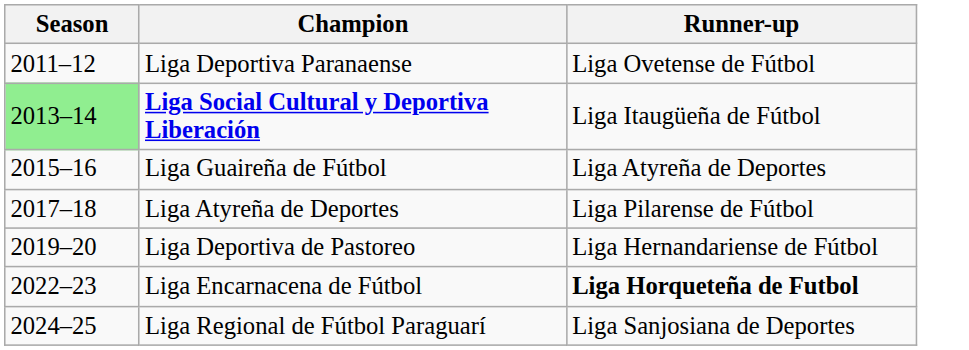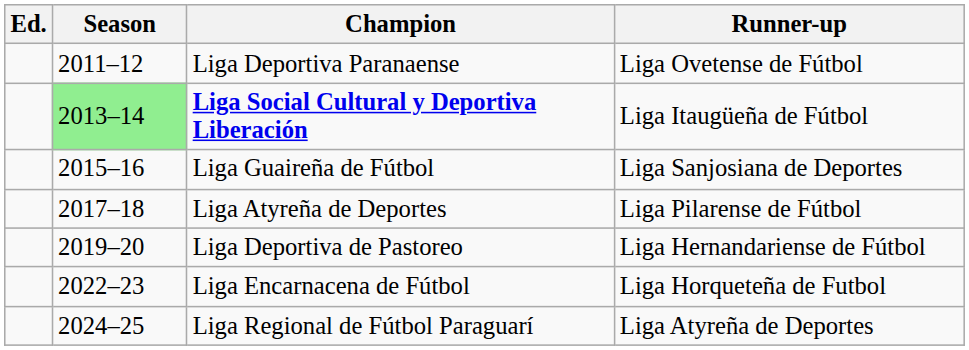+ column: (29, 24)
(699, 168) Liga Atyreña de Deportes -> (761, 168) Liga Sanjosiana de Deportes
(715, 286) bold -> (753, 286) normal
(713, 325) Liga Sanjosiana de Deportes -> (747, 325) Liga Atyreña de Deportes
